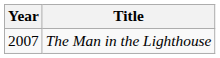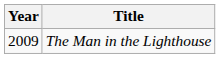(23, 41) 2007 -> (23, 41) 2009
